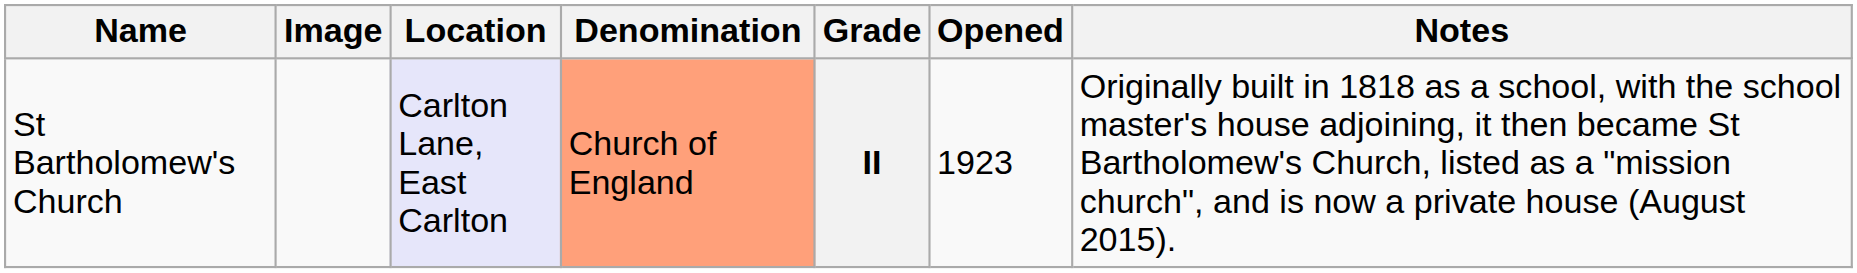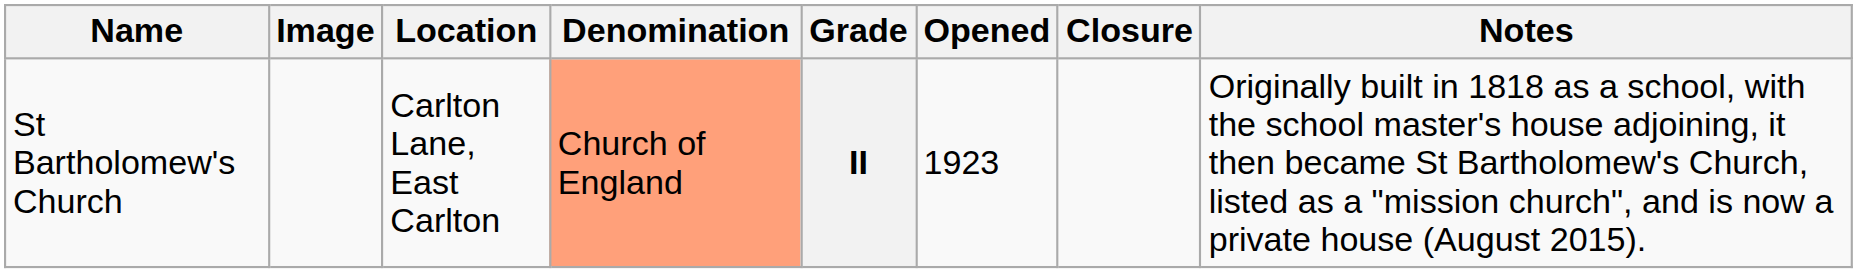+ column: (1130, 31)
(453, 162) lavender background -> (445, 162) no background
